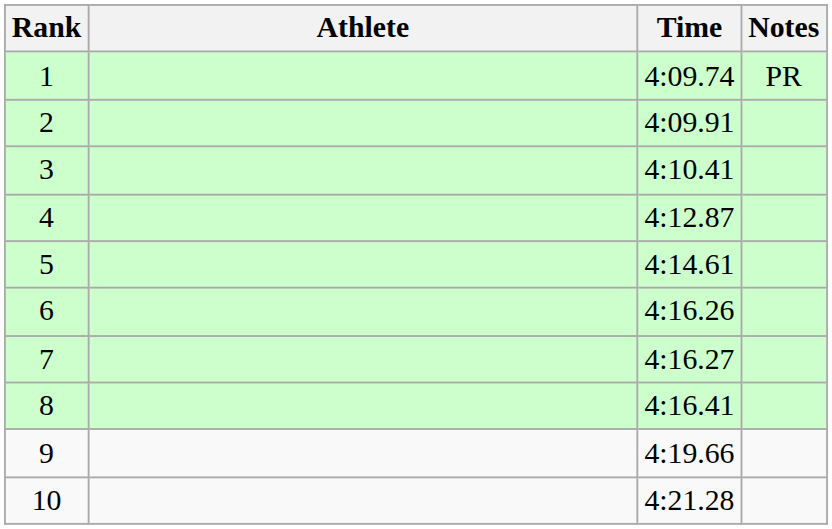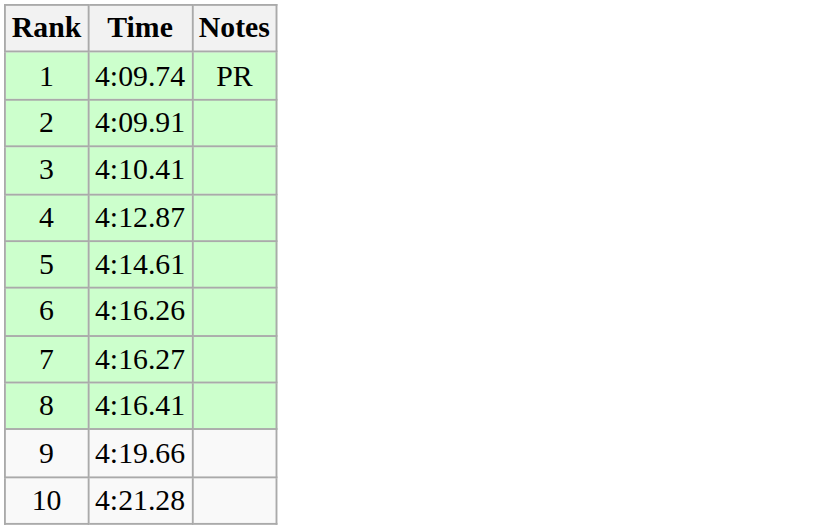- column: (363, 28)
